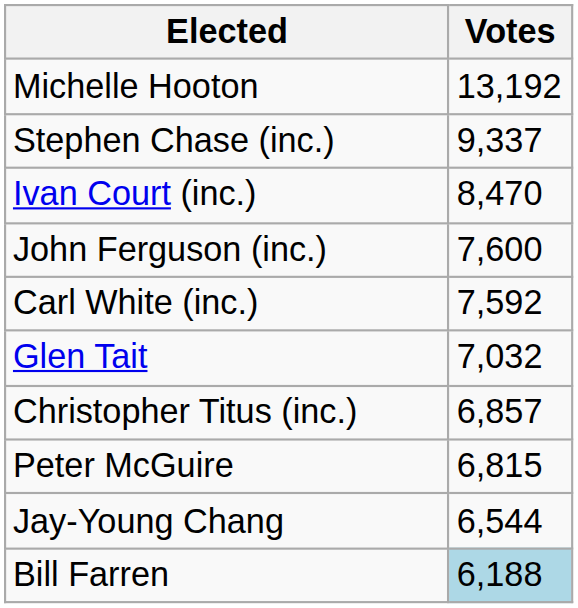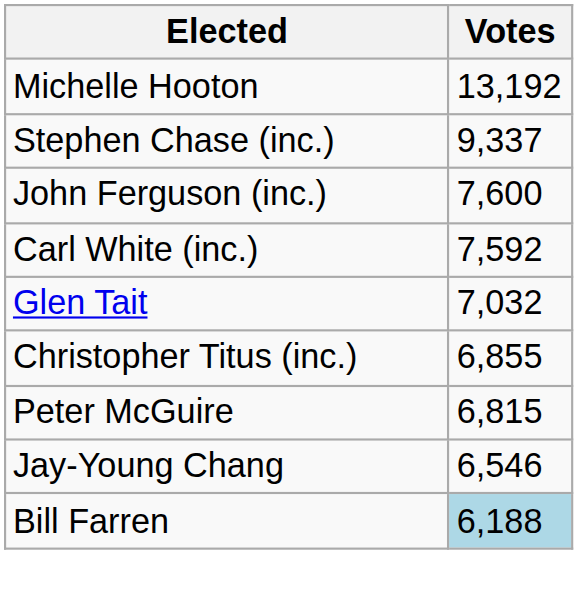- row: (135, 194)
(500, 411) 6,857 -> (500, 357) 6,855
(500, 520) 6,544 -> (500, 466) 6,546
